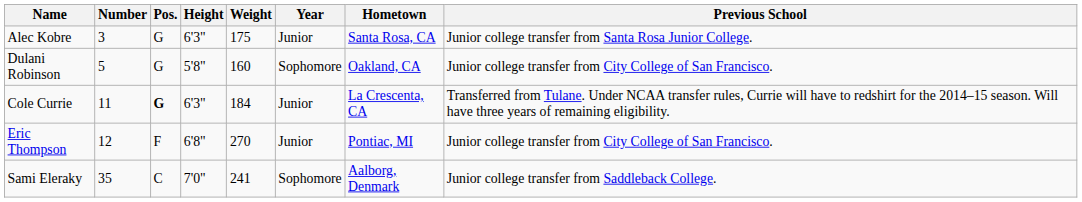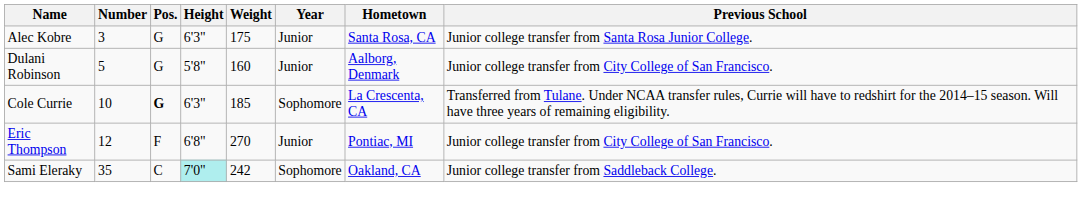(310, 66) Sophomore -> (295, 66) Junior
(384, 66) Oakland, CA -> (374, 66) Aalborg, Denmark
(105, 104) 11 -> (105, 104) 10
(240, 104) 184 -> (240, 104) 185
(295, 104) Junior -> (310, 104) Sophomore
(195, 178) no background -> (195, 170) paleturquoise background
(240, 178) 241 -> (240, 170) 242
(374, 178) Aalborg, Denmark -> (384, 170) Oakland, CA
